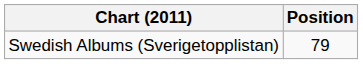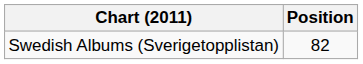(320, 44) 79 -> (320, 44) 82
